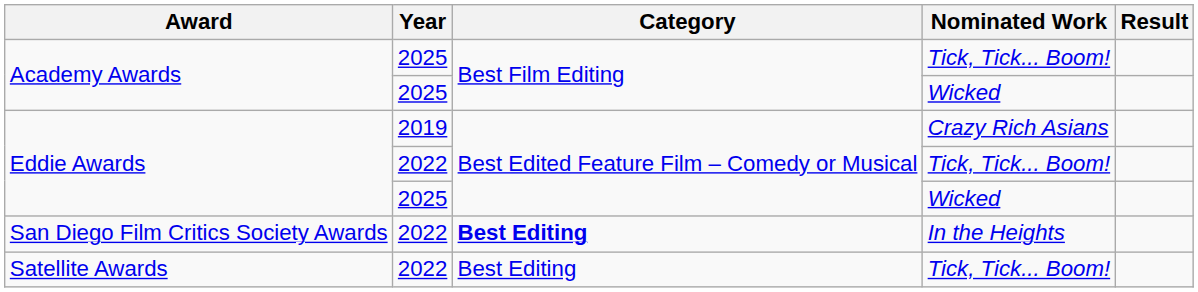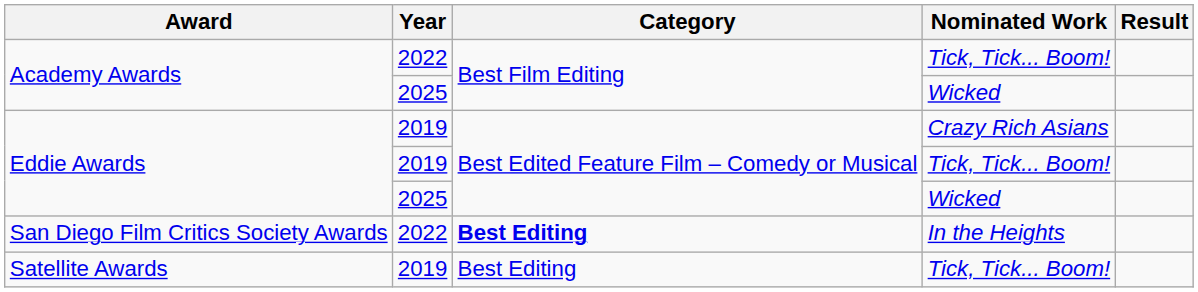(423, 57) 2025 -> (423, 57) 2022
(423, 163) 2022 -> (423, 163) 2019
(423, 269) 2022 -> (423, 269) 2019
